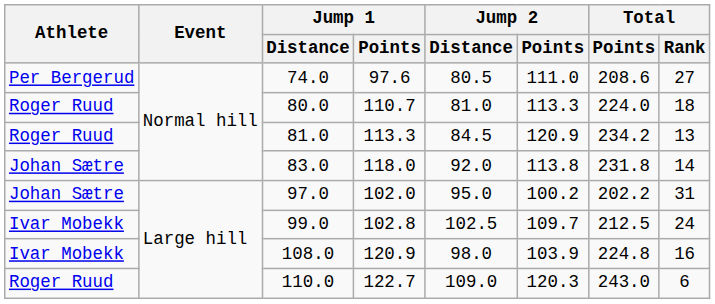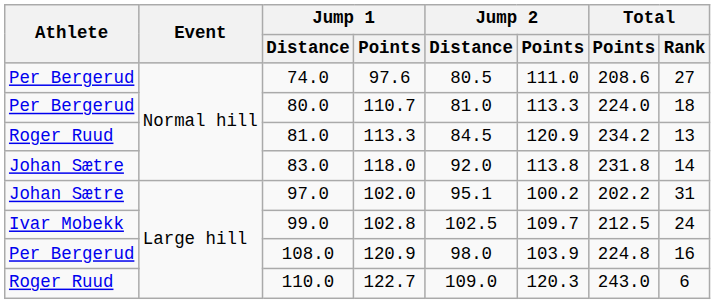(61, 107) Roger Ruud -> (72, 107) Per Bergerud
(471, 195) 95.0 -> (471, 195) 95.1
(66, 253) Ivar Mobekk -> (72, 253) Per Bergerud
